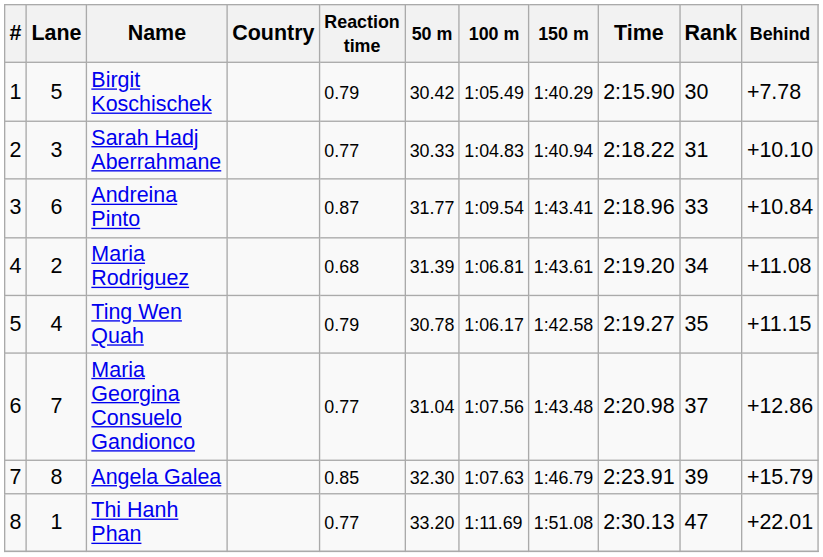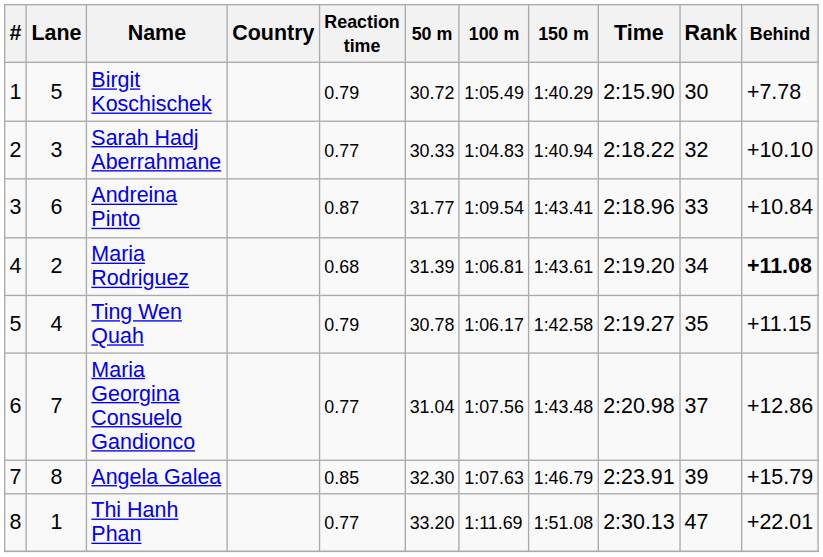(432, 93) 30.42 -> (432, 93) 30.72
(697, 149) 31 -> (697, 149) 32
(779, 266) normal -> (779, 266) bold
